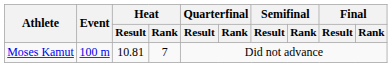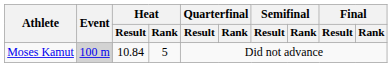(95, 53) no background -> (95, 53) lightgrey background
(131, 53) 10.81 -> (131, 53) 10.84
(165, 53) 7 -> (165, 53) 5
